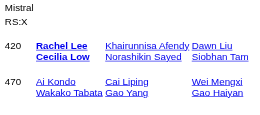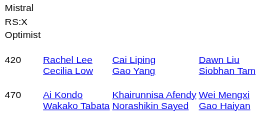+ row: (23, 35)
(63, 51) bold -> (68, 65) normal
(147, 51) Khairunnisa Afendy Norashikin Sayed -> (134, 65) Cai Liping Gao Yang
(127, 87) Cai Liping Gao Yang -> (154, 100) Khairunnisa Afendy Norashikin Sayed
